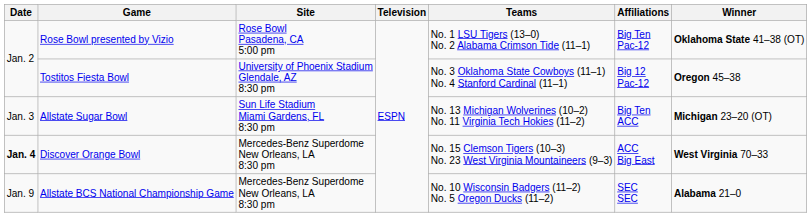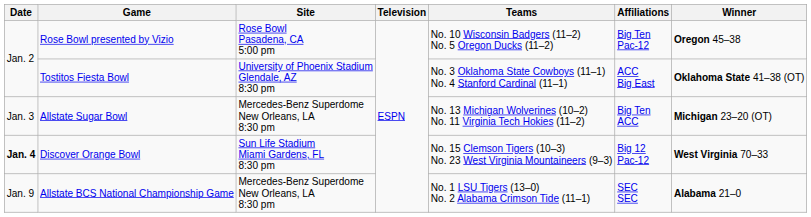(511, 40) No. 1 LSU Tigers (13–0) No. 2 Alabama Crimson Tide (11–1) -> (506, 40) No. 10 Wisconsin Badgers (11–2) No. 5 Oregon Ducks (11–2)
(739, 40) Oklahoma State 41–38 (OT) -> (707, 40) Oregon 45–38
(633, 78) Big 12 Pac-12 -> (636, 78) ACC Big East
(707, 78) Oregon 45–38 -> (739, 78) Oklahoma State 41–38 (OT)
(281, 116) Sun Life Stadium Miami Gardens, FL 8:30 pm -> (301, 116) Mercedes-Benz Superdome New Orleans, LA 8:30 pm
(301, 155) Mercedes-Benz Superdome New Orleans, LA 8:30 pm -> (281, 155) Sun Life Stadium Miami Gardens, FL 8:30 pm
(636, 155) ACC Big East -> (633, 155) Big 12 Pac-12
(506, 193) No. 10 Wisconsin Badgers (11–2) No. 5 Oregon Ducks (11–2) -> (511, 193) No. 1 LSU Tigers (13–0) No. 2 Alabama Crimson Tide (11–1)
